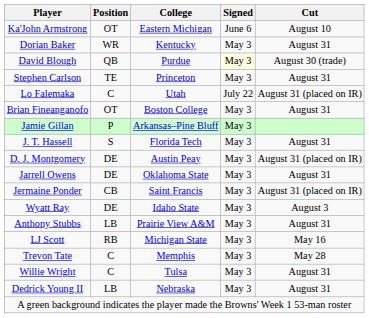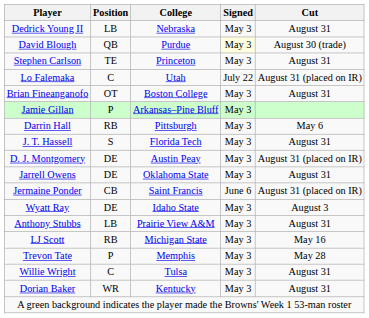- row: (47, 28)
rows swapped: (47, 45) <-> (47, 288)
+ row: (47, 126)
(238, 191) May 3 -> (238, 191) June 6
(111, 256) C -> (111, 256) P
